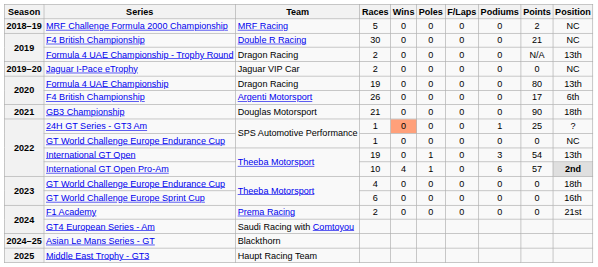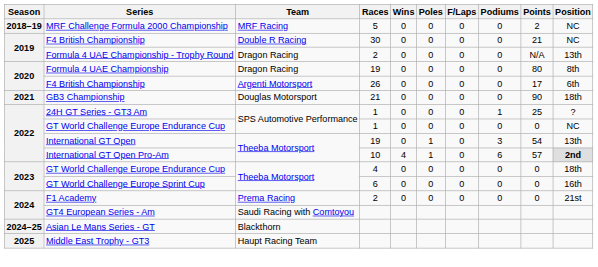- row: (92, 69)
(573, 84) 13th -> (573, 69) 8th
(404, 127) lightsalmon background -> (404, 112) no background
